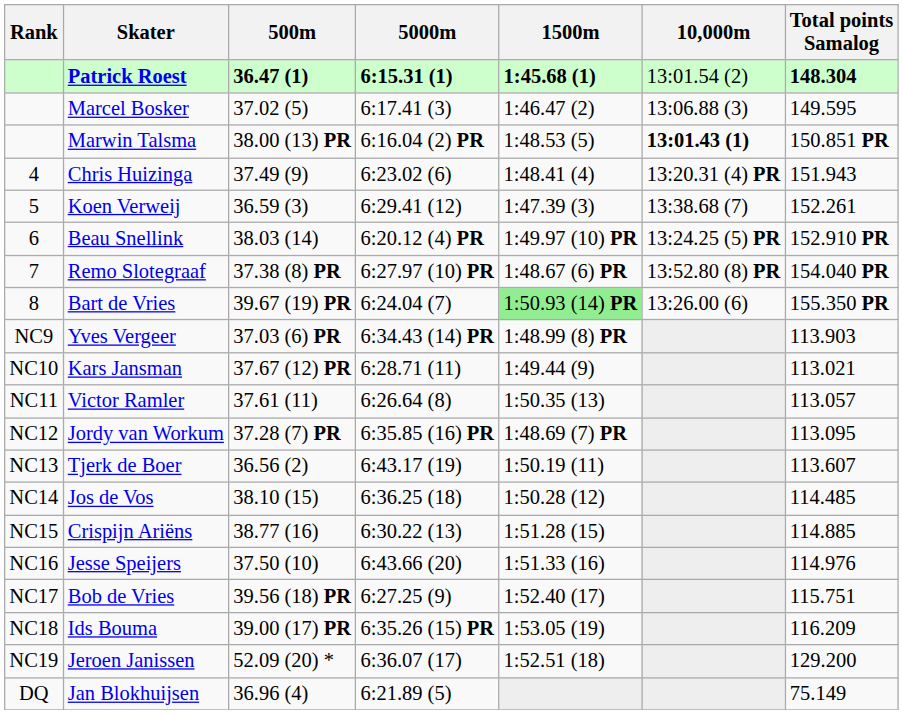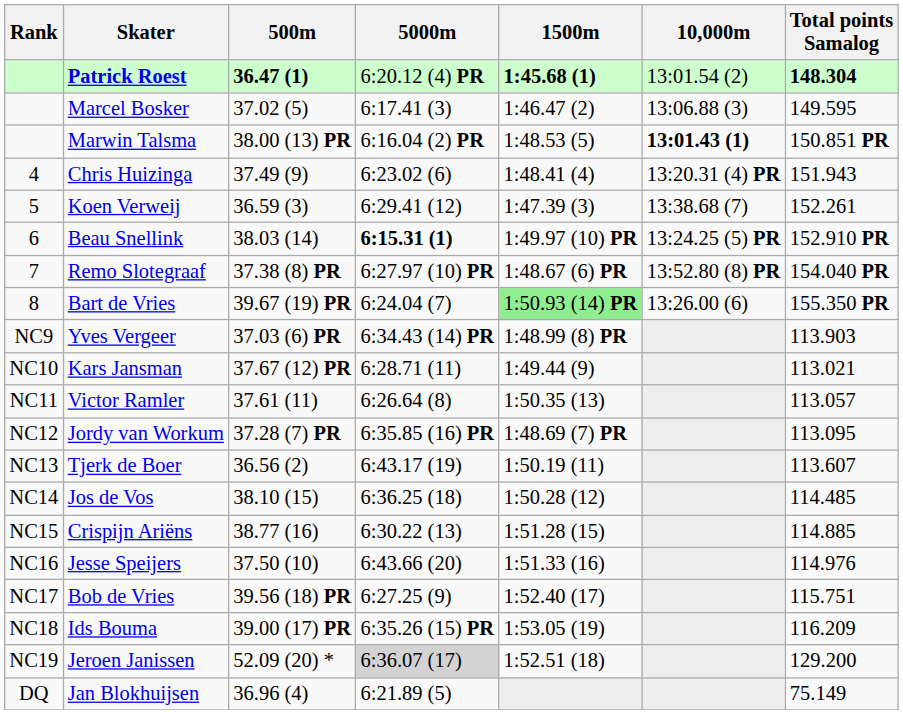(407, 76) 6:15.31 (1) -> (422, 76) 6:20.12 (4) PR
(422, 238) 6:20.12 (4) PR -> (407, 238) 6:15.31 (1)
(411, 660) no background -> (411, 660) lightgrey background
